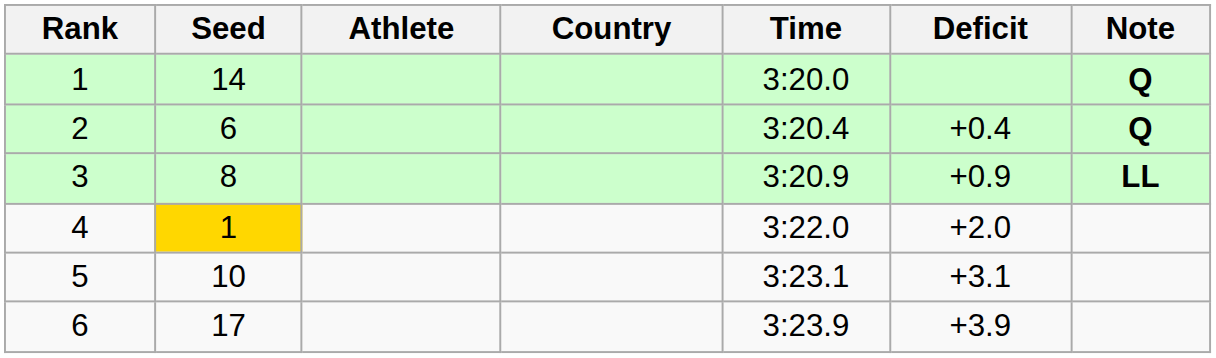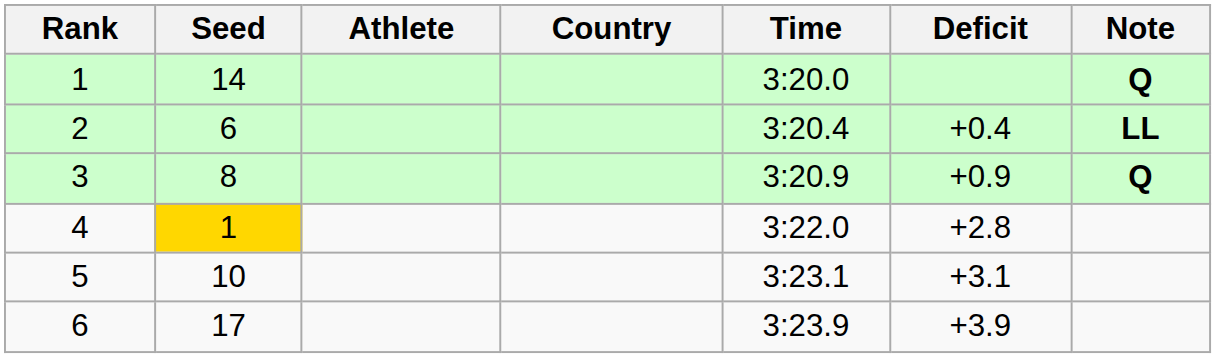(1140, 128) Q -> (1140, 128) LL
(1140, 177) LL -> (1140, 177) Q
(980, 227) +2.0 -> (980, 227) +2.8
